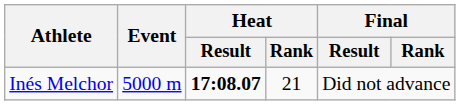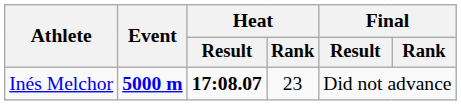(152, 83) normal -> (152, 83) bold
(292, 83) 21 -> (293, 83) 23
